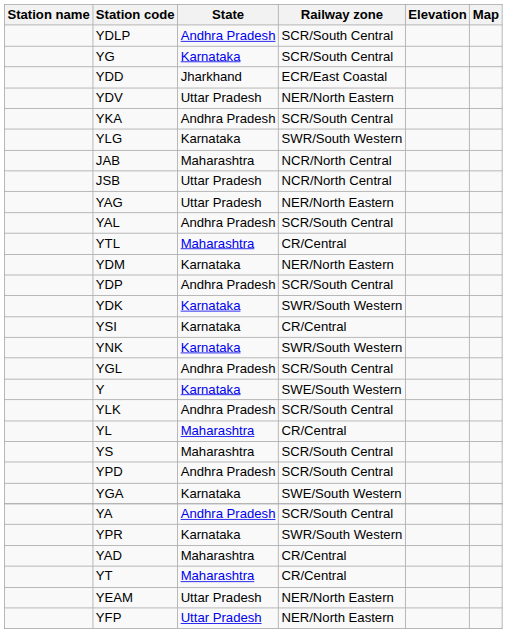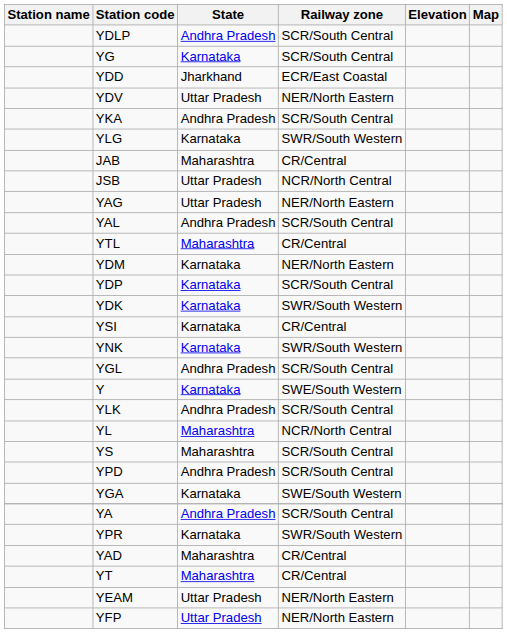(337, 160) NCR/North Central -> (314, 160) CR/Central
(228, 285) Andhra Pradesh -> (211, 285) Karnataka
(314, 431) CR/Central -> (337, 431) NCR/North Central
